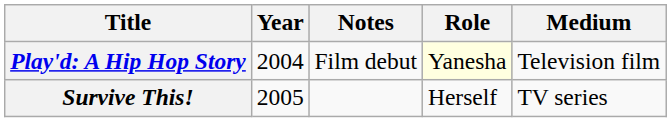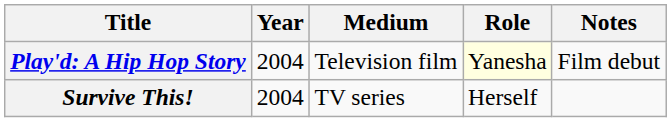columns swapped: (589, 23) <-> (366, 23)
(280, 97) 2005 -> (280, 97) 2004
